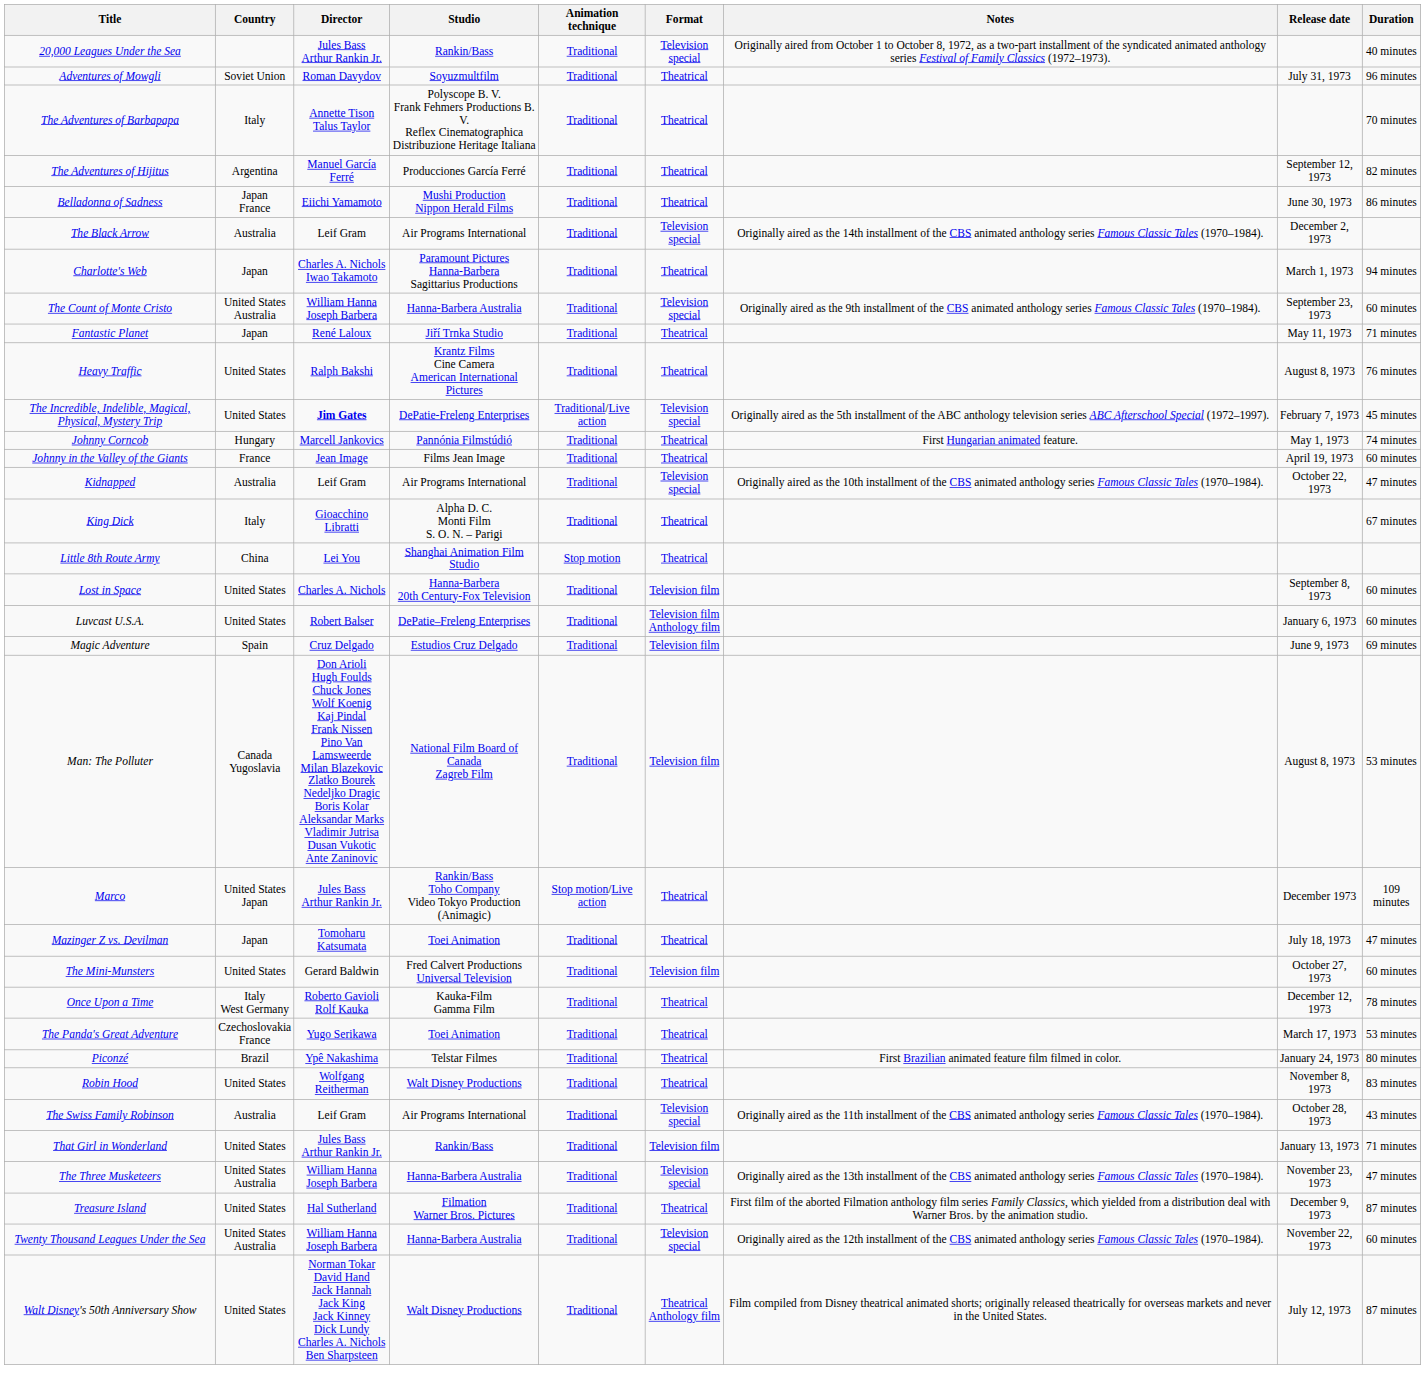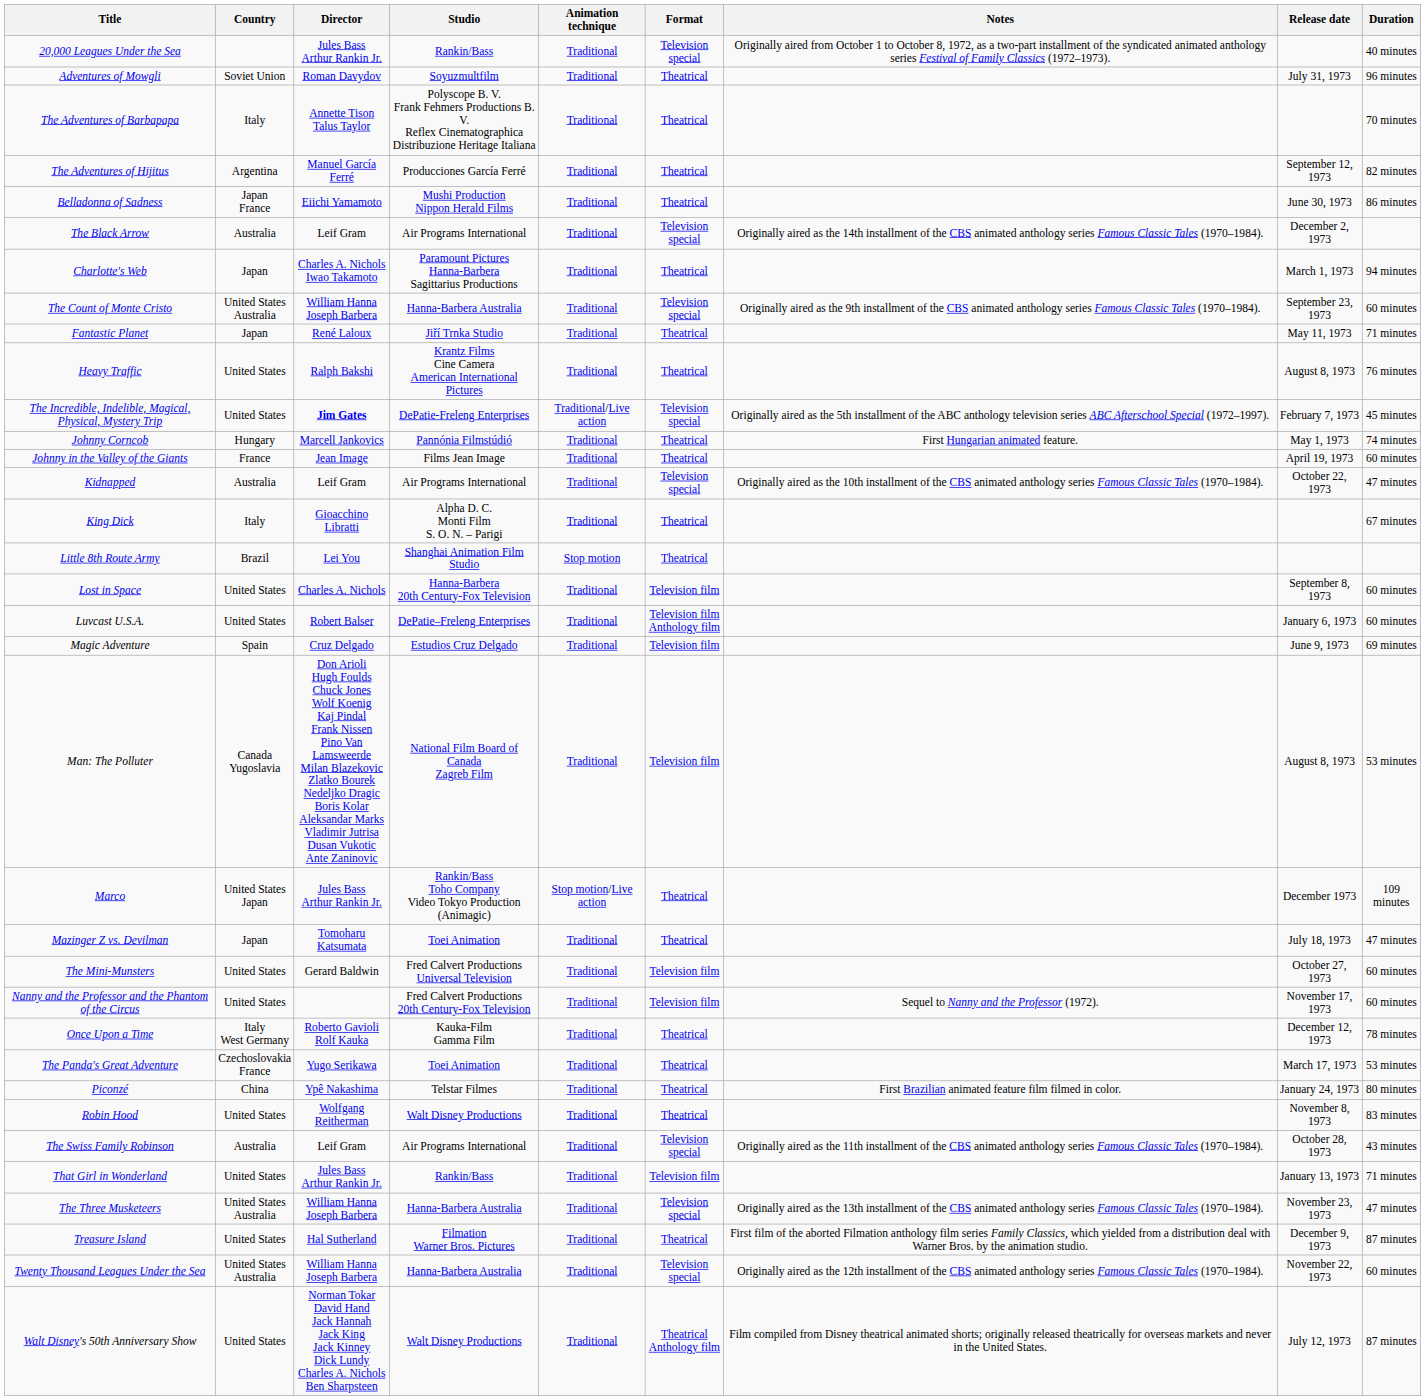(255, 558) China -> (255, 558) Brazil
+ row: (110, 1002)
(255, 1058) Brazil -> (255, 1090) China
